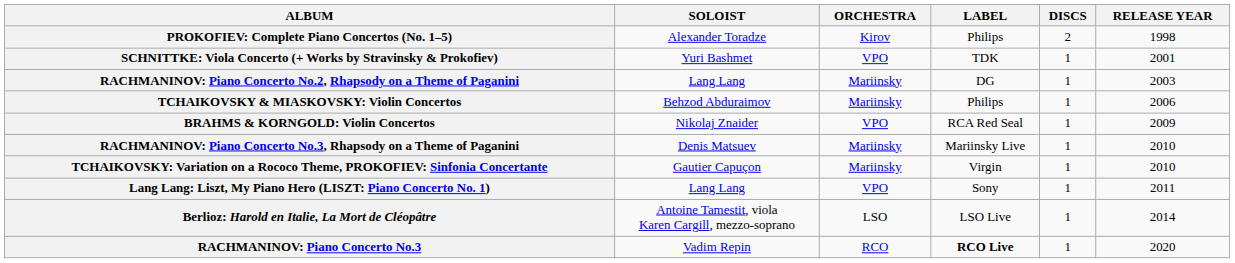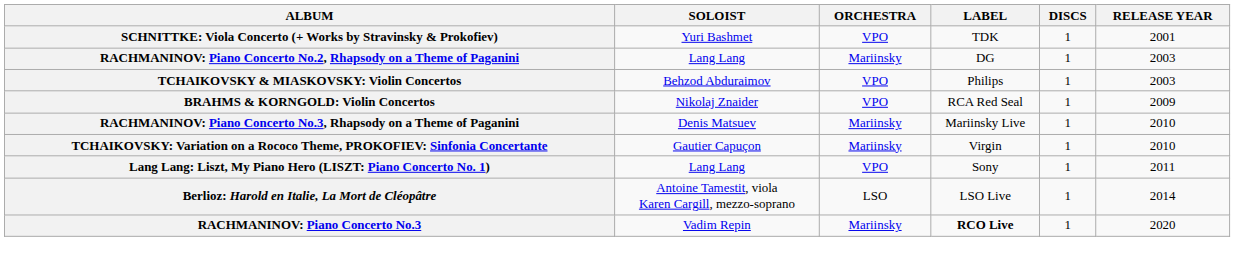- row: (309, 37)
(875, 102) Mariinsky -> (875, 80) VPO
(1163, 102) 2006 -> (1163, 80) 2003
(875, 247) RCO -> (875, 225) Mariinsky
